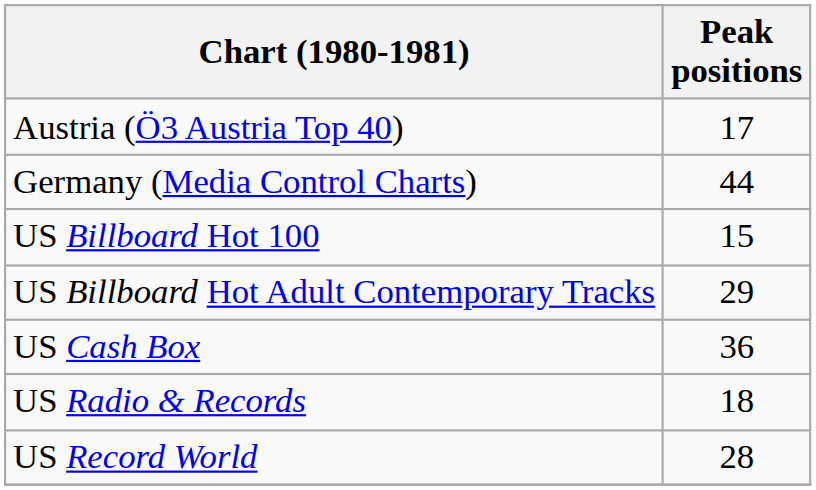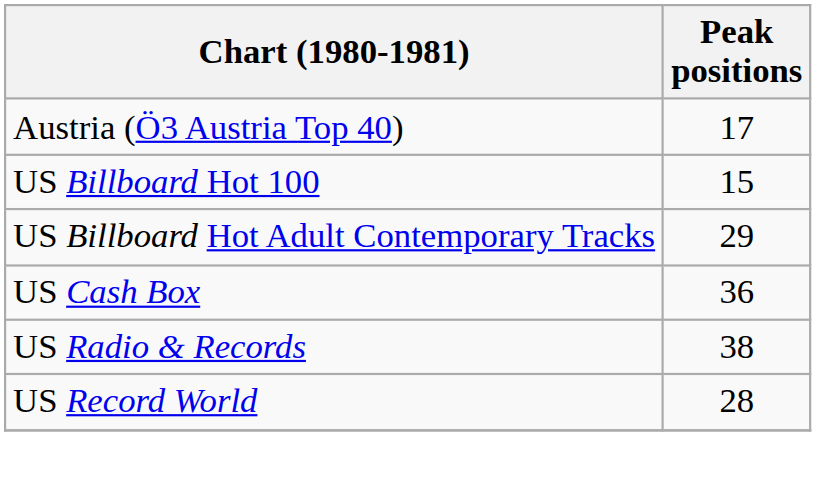- row: (245, 181)
(737, 401) 18 -> (737, 346) 38
